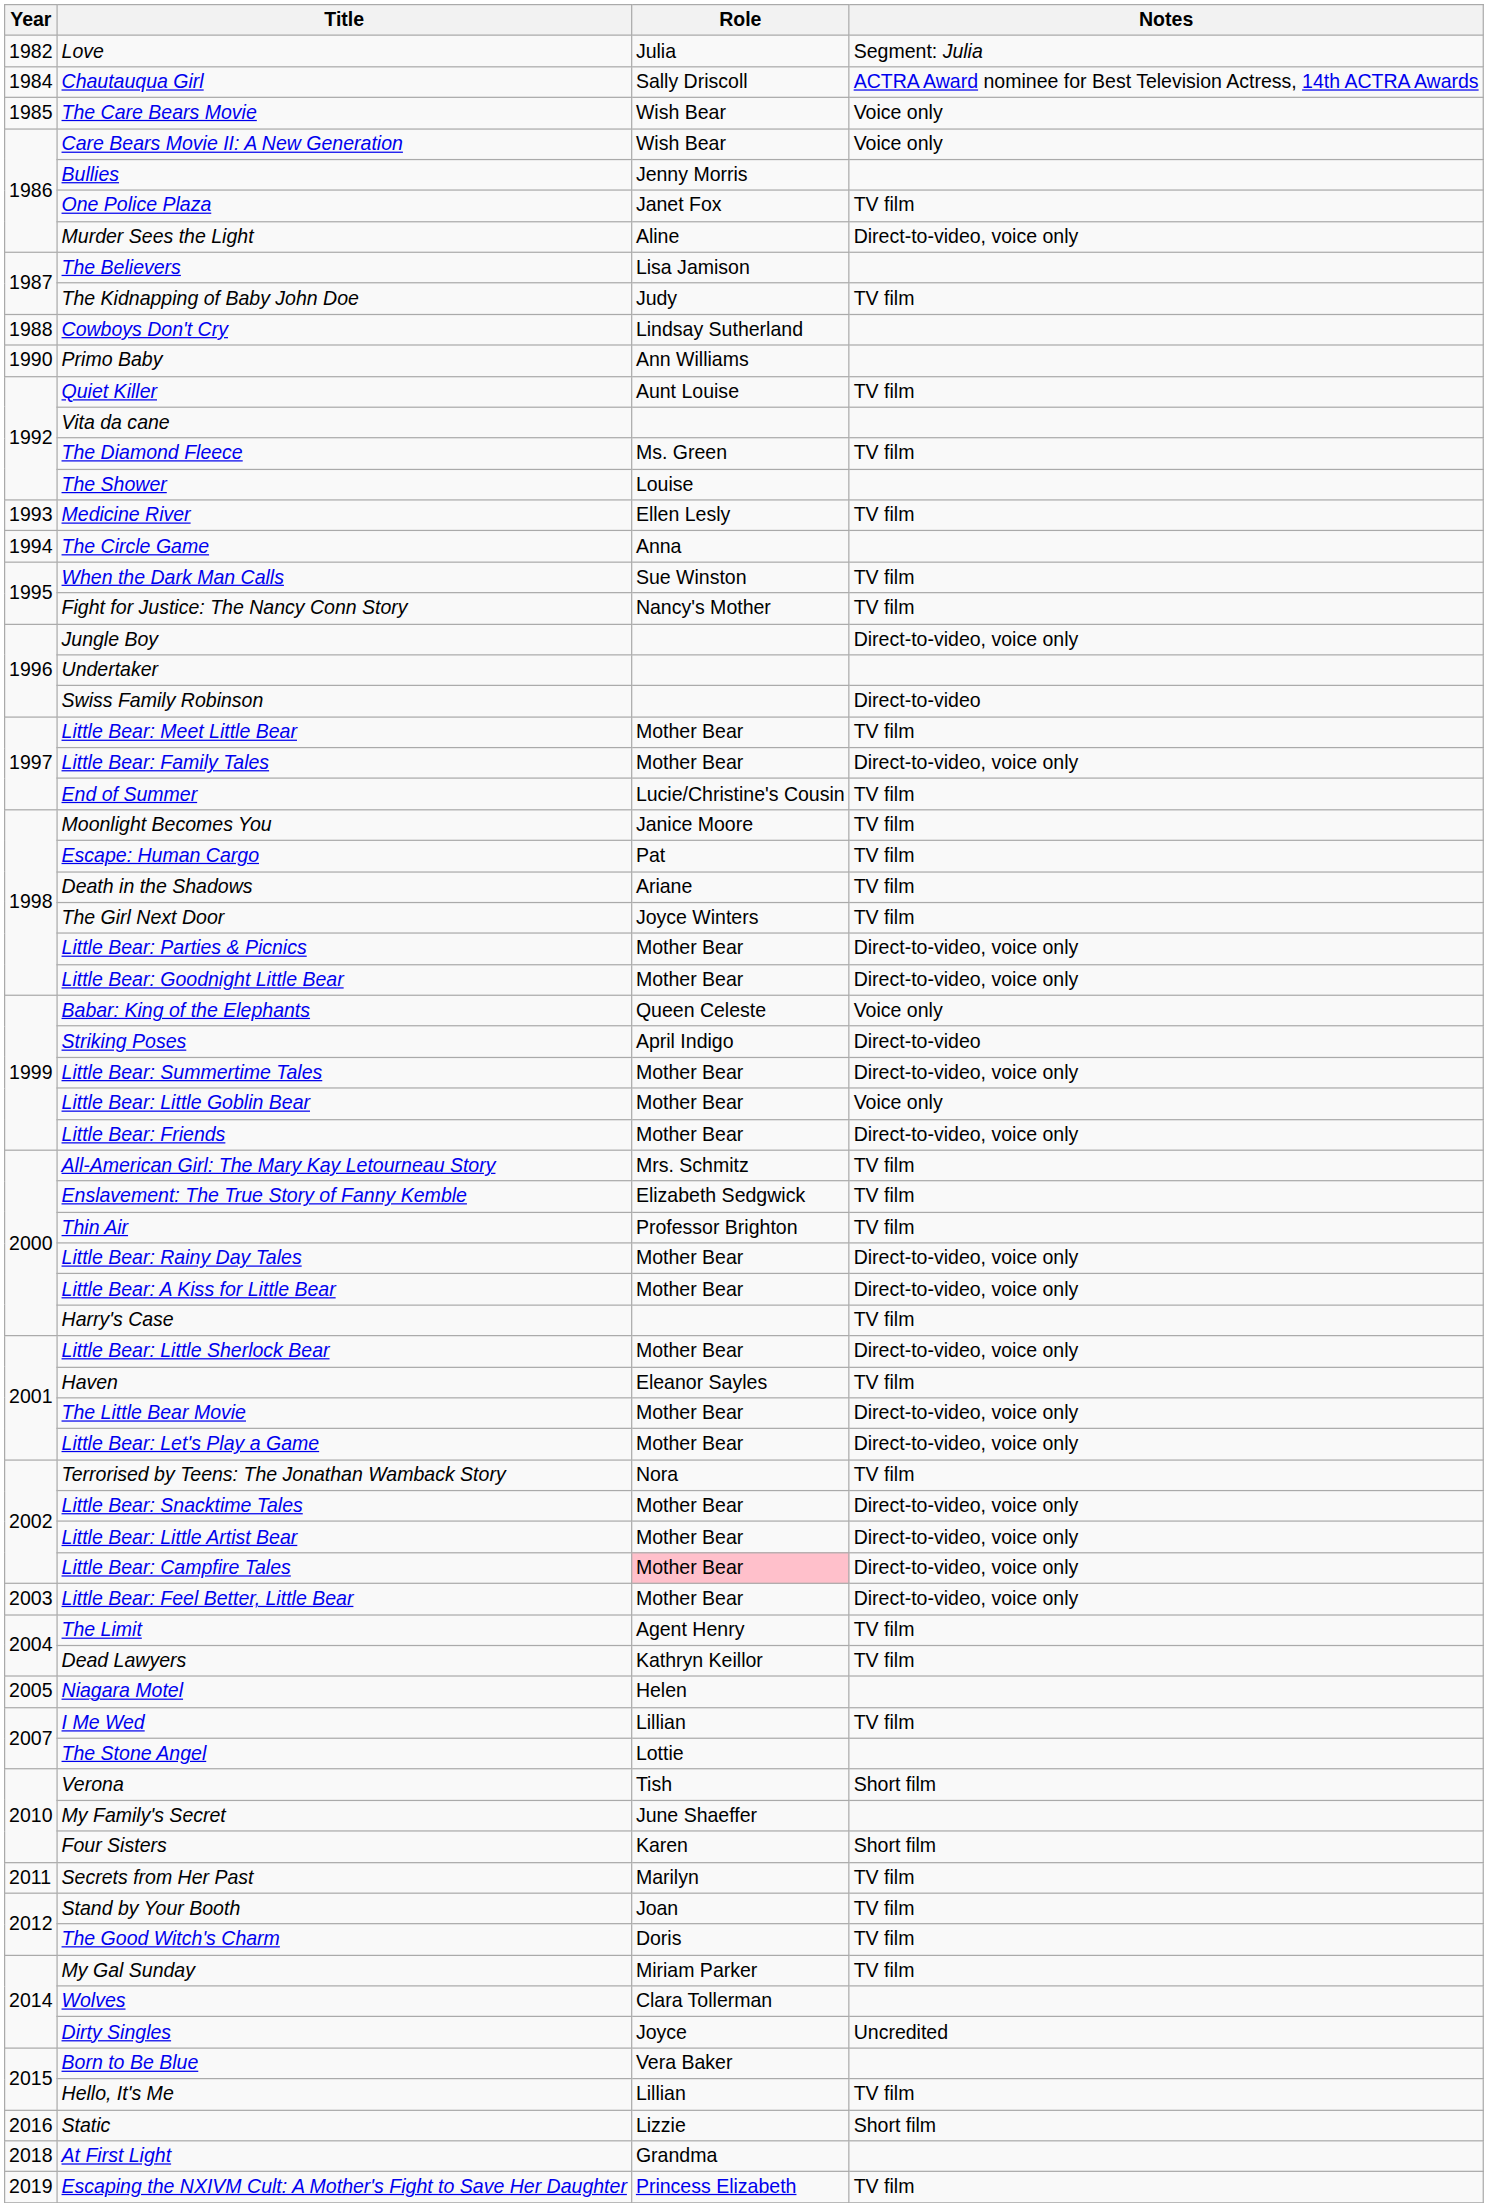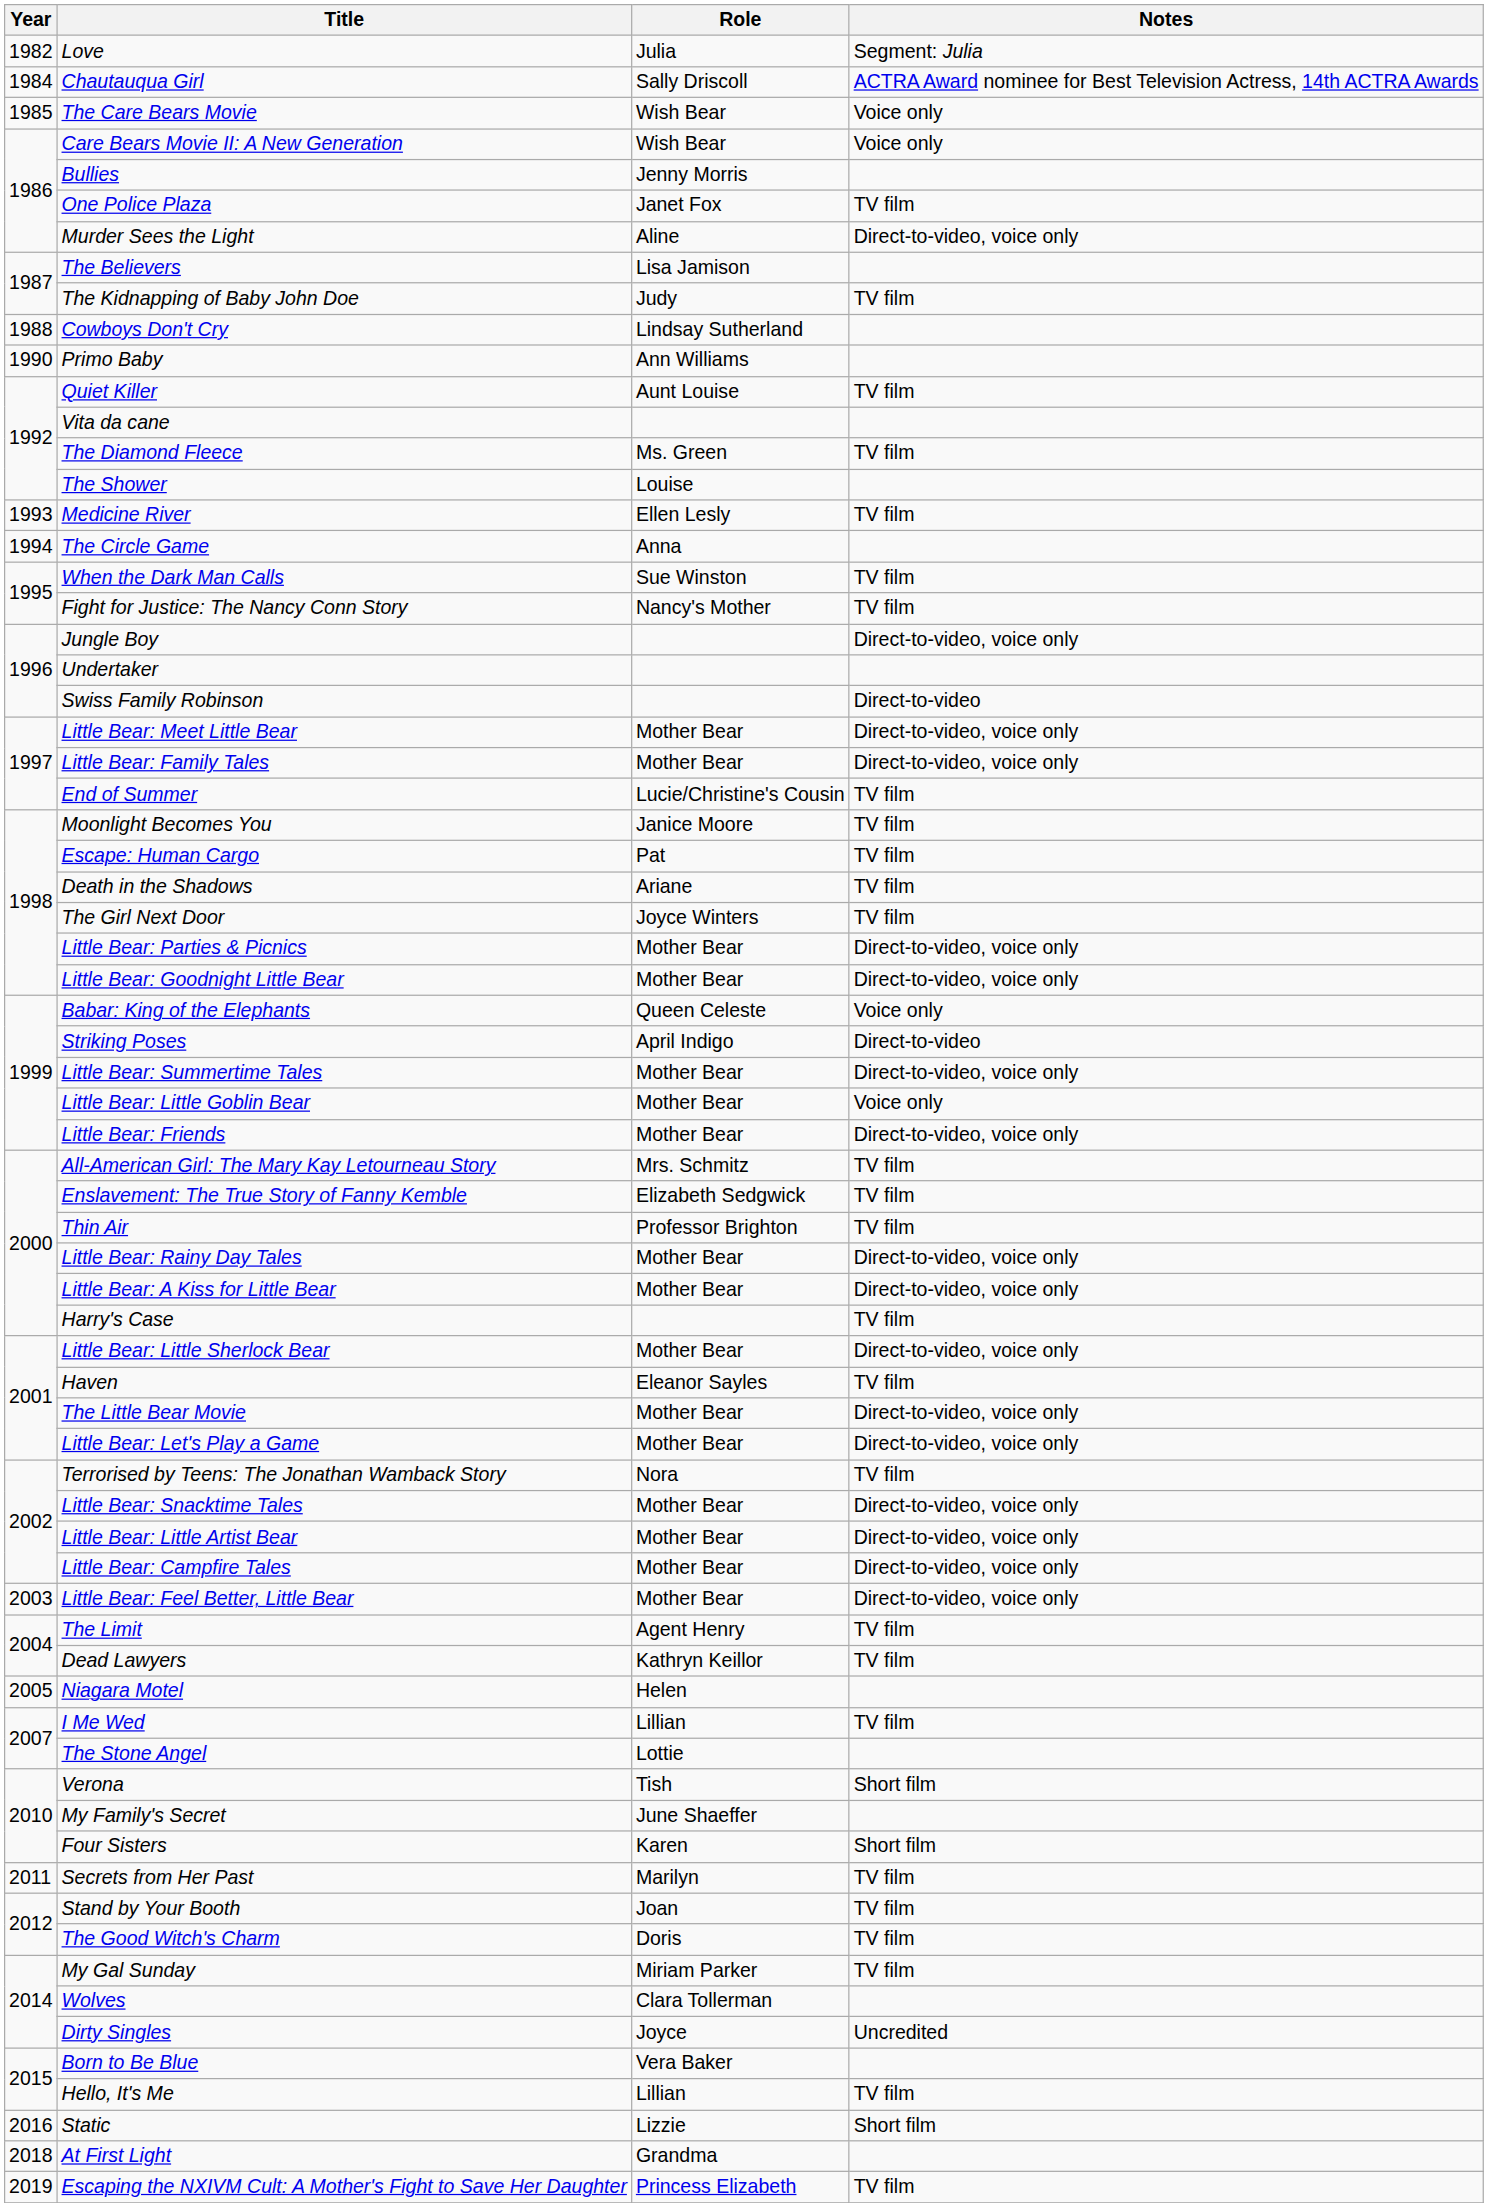(884, 732) TV film -> (966, 732) Direct-to-video, voice only
(690, 1567) pink background -> (690, 1567) no background
